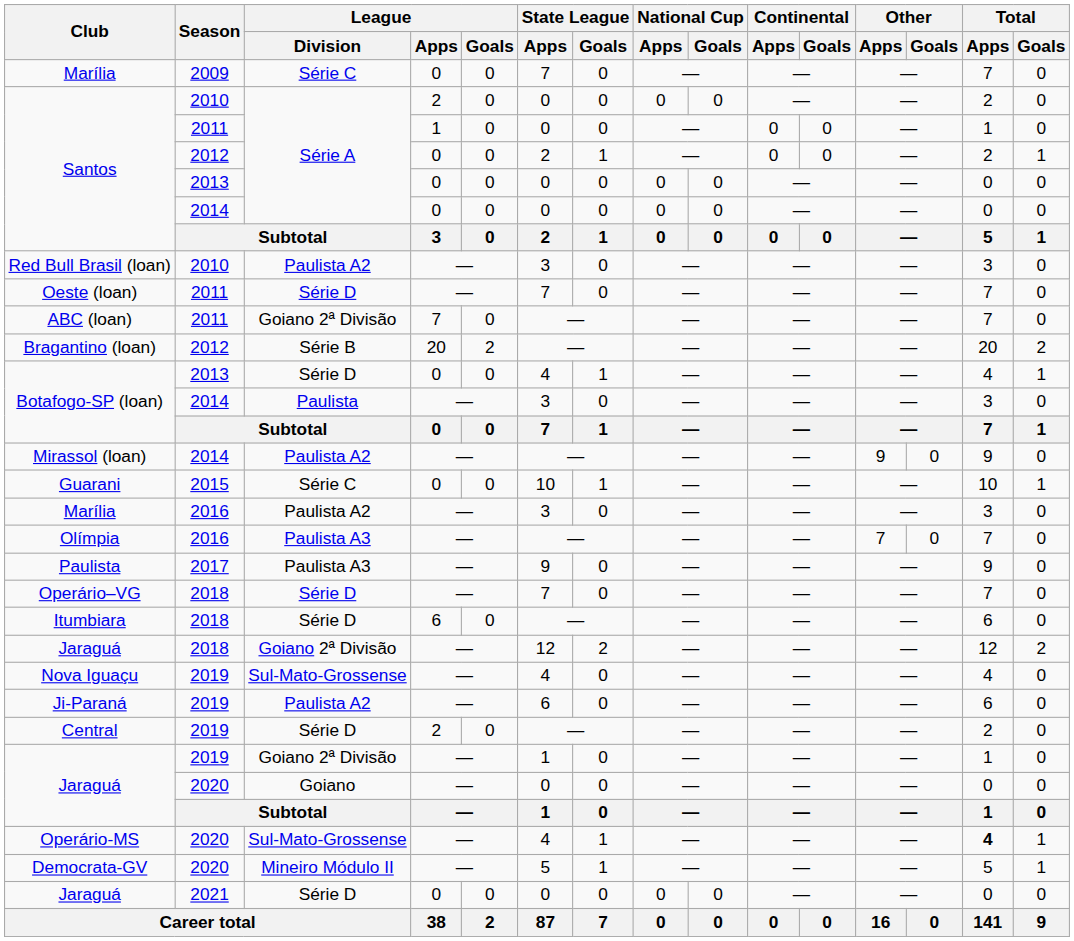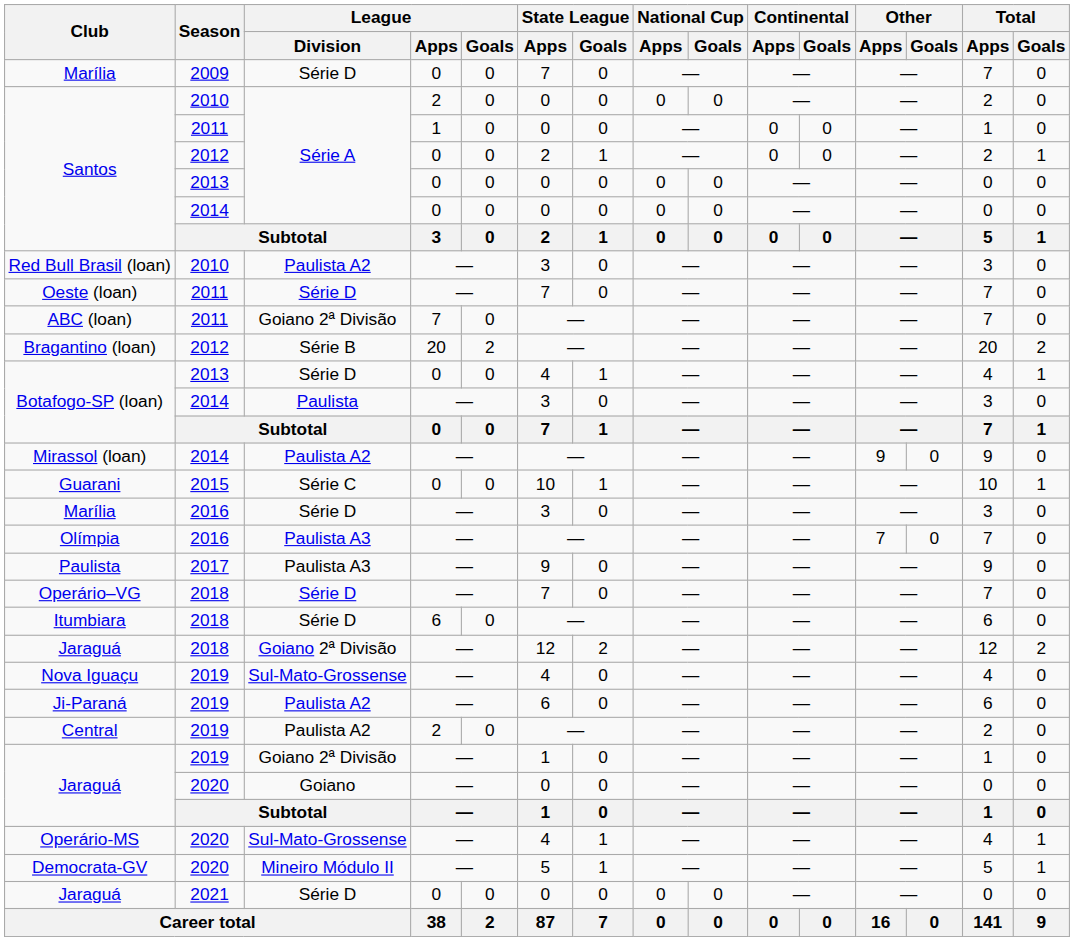(327, 73) Série C -> (327, 73) Série D
(327, 511) Paulista A2 -> (327, 511) Série D
(327, 730) Série D -> (327, 730) Paulista A2
(988, 840) bold -> (988, 840) normal
